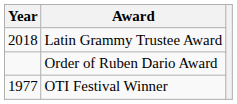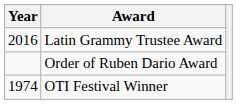(23, 39) 2018 -> (23, 39) 2016
(23, 87) 1977 -> (23, 87) 1974
